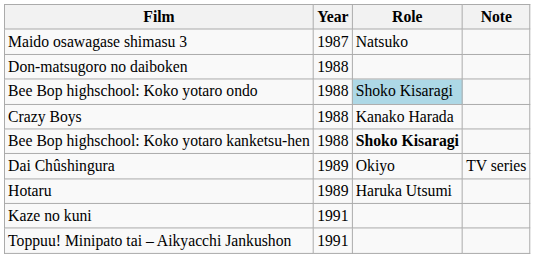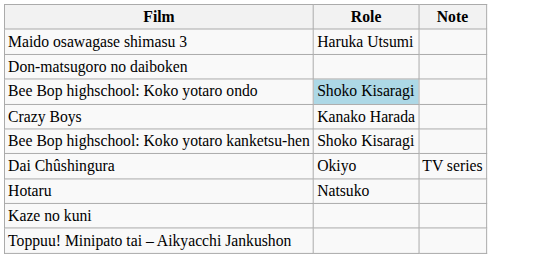- column: (333, 16)
(382, 41) Natsuko -> (365, 41) Haruka Utsumi
(407, 141) bold -> (366, 141) normal
(404, 191) Haruka Utsumi -> (343, 191) Natsuko
